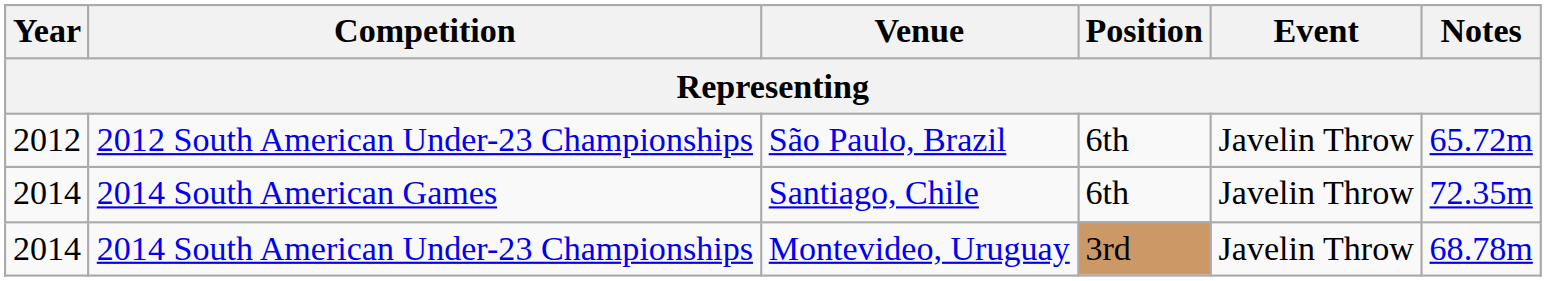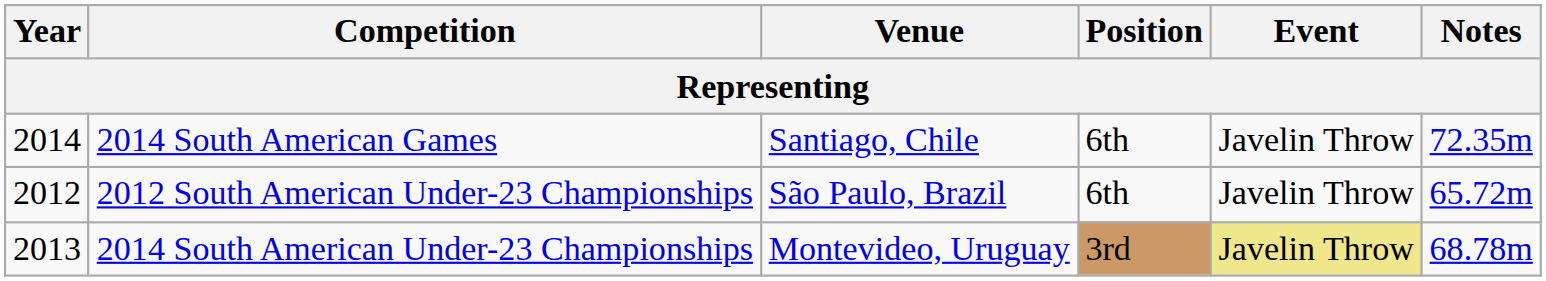rows swapped: (425, 139) <-> (297, 193)
(47, 247) 2014 -> (47, 247) 2013
(1316, 247) no background -> (1316, 247) khaki background
